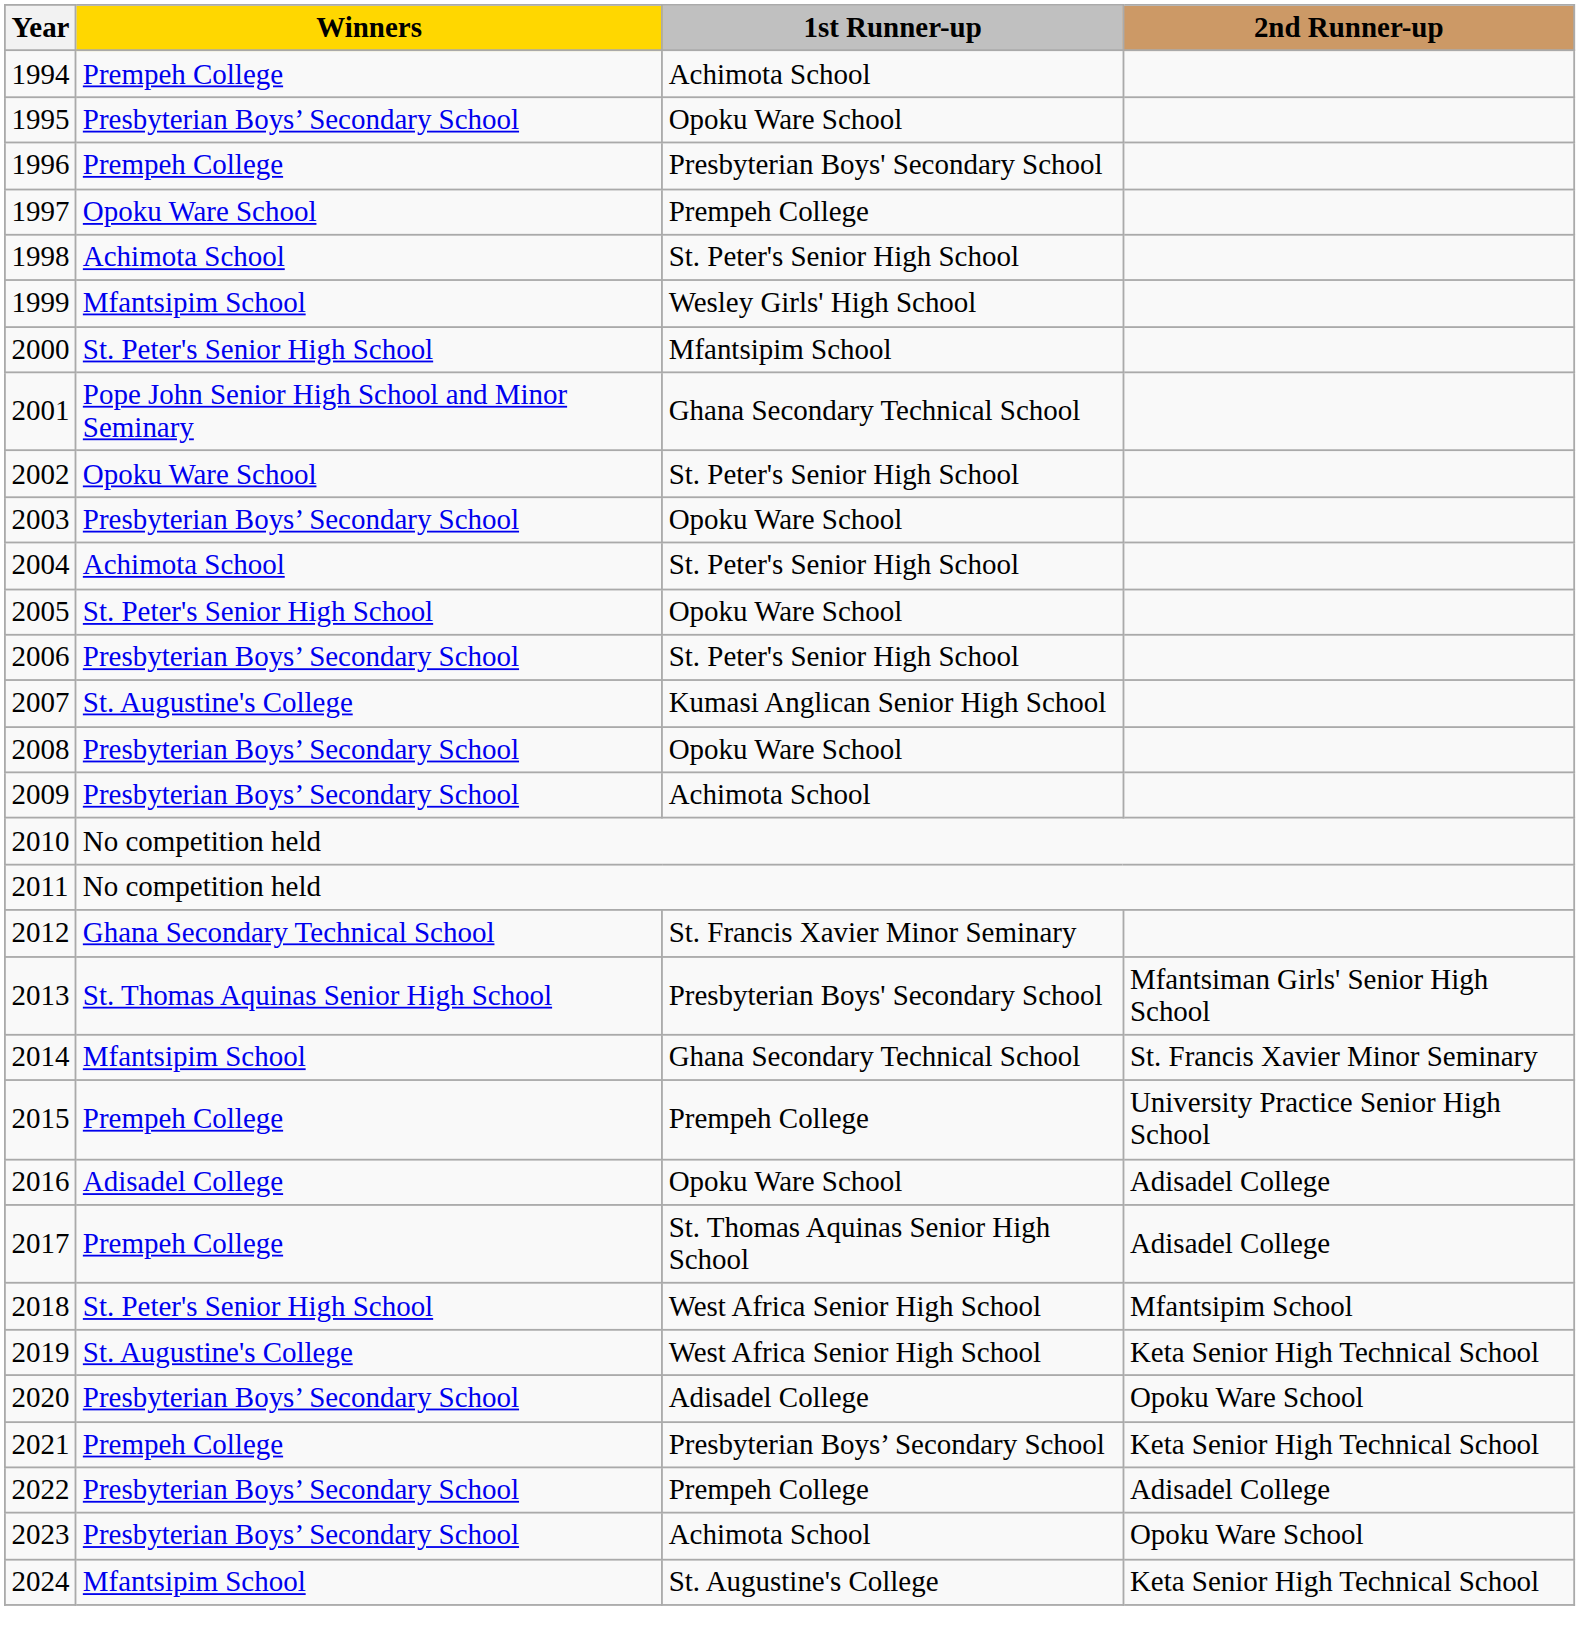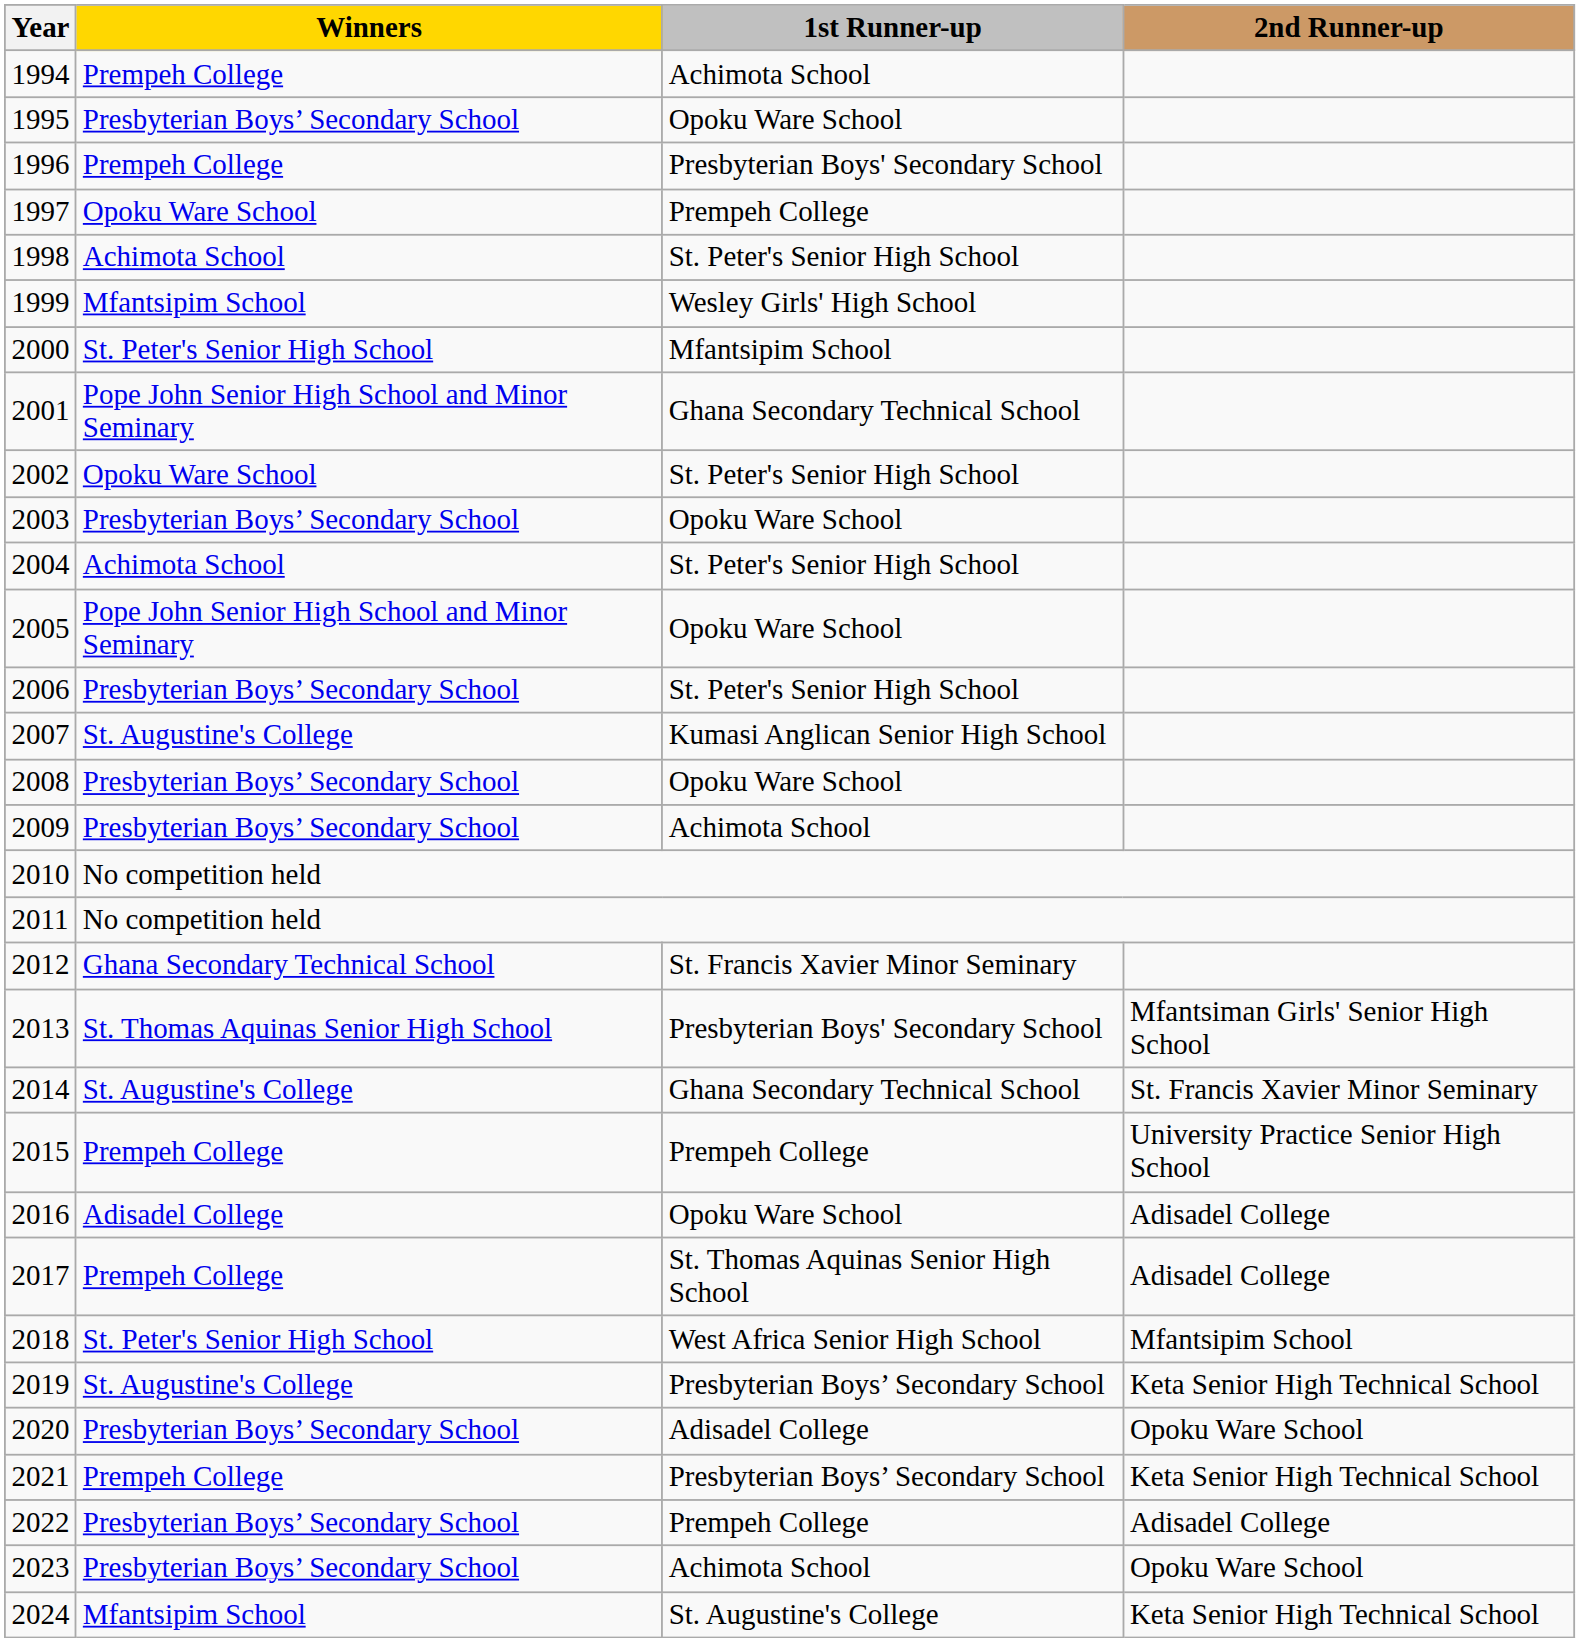(258, 611) St. Peter's Senior High School -> (325, 627) Pope John Senior High School and Minor Seminary
(194, 1057) Mfantsipim School -> (218, 1089) St. Augustine's College
(855, 1351) West Africa Senior High School -> (887, 1384) Presbyterian Boys’ Secondary School
